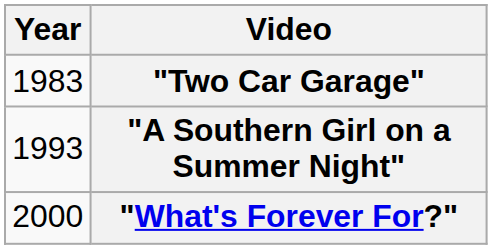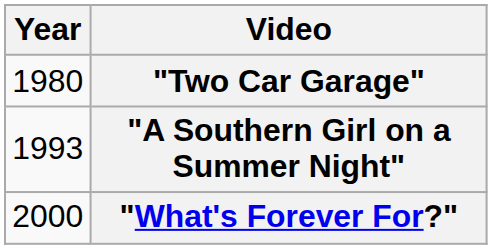(48, 80) 1983 -> (48, 80) 1980
